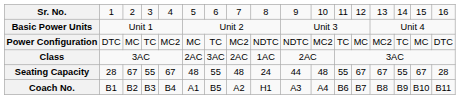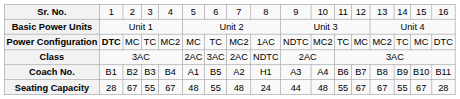(111, 42) normal -> (111, 42) bold
(266, 42) NDTC -> (266, 42) 1AC
(266, 57) 1AC -> (266, 57) NDTC
rows swapped: (52, 87) <-> (52, 72)
